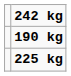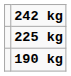rows swapped: (39, 60) <-> (39, 38)
